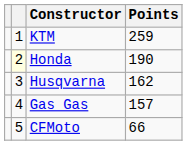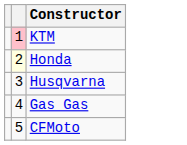- column: (154, 16)
(19, 39) no background -> (19, 39) pink background
